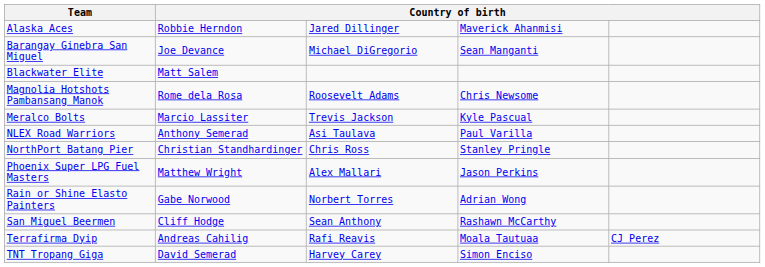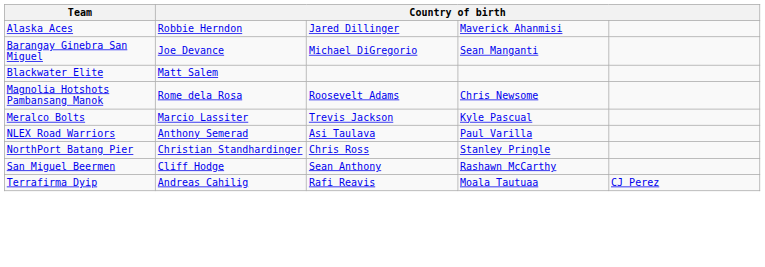- row: (73, 172)
- row: (67, 200)
- row: (55, 255)
